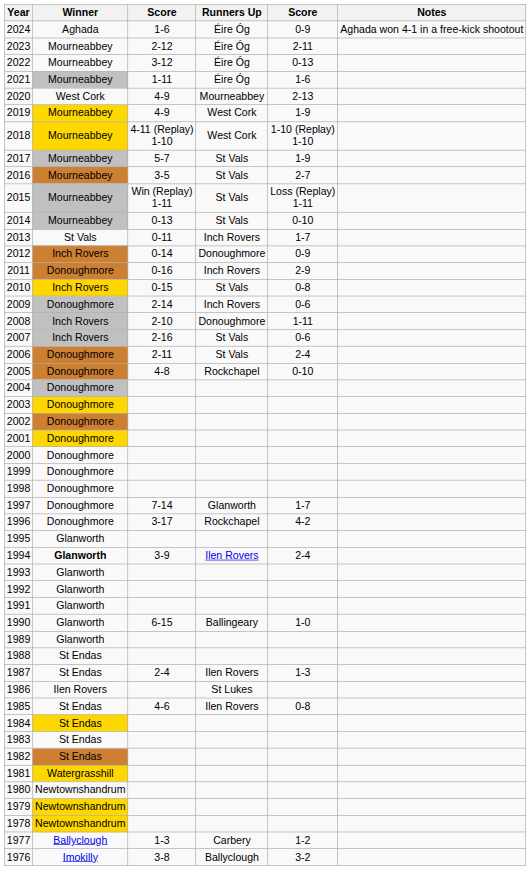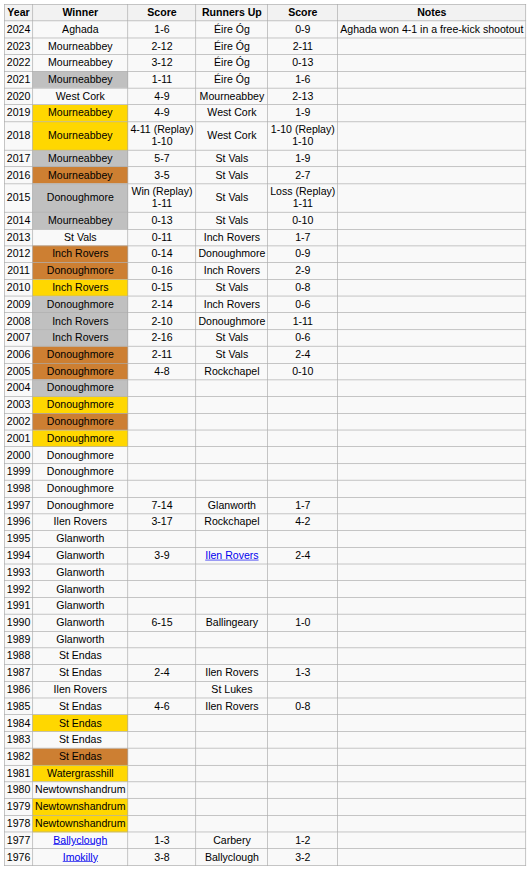(80, 198) Mourneabbey -> (80, 198) Donoughmore
(80, 522) Donoughmore -> (80, 522) Ilen Rovers
(80, 555) bold -> (80, 555) normal
